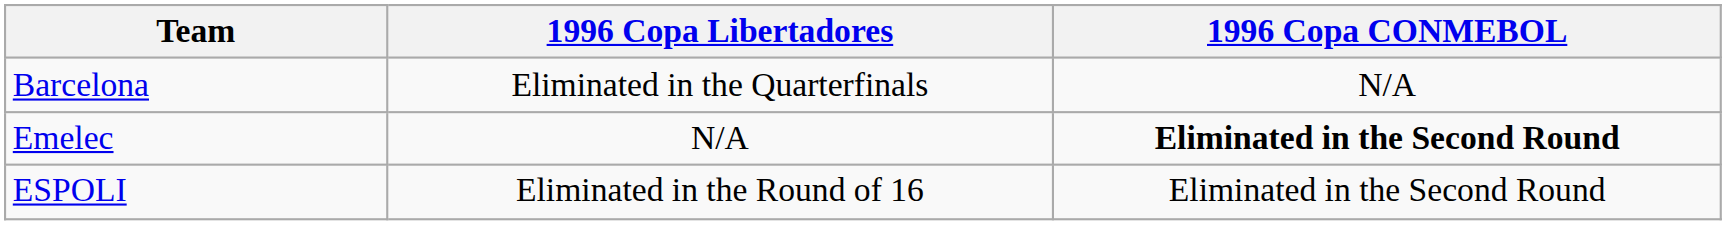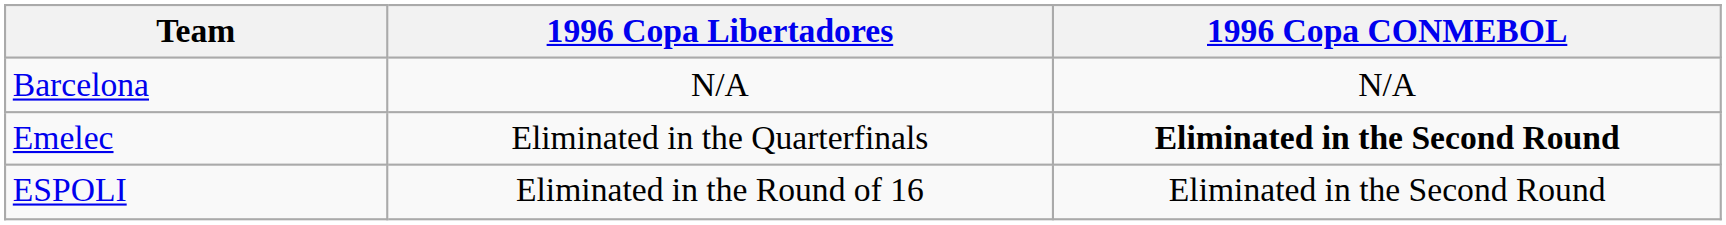(720, 84) Eliminated in the Quarterfinals -> (720, 84) N/A
(720, 137) N/A -> (720, 137) Eliminated in the Quarterfinals
